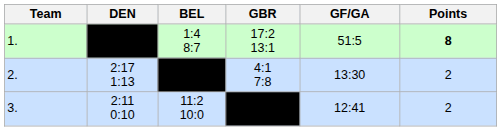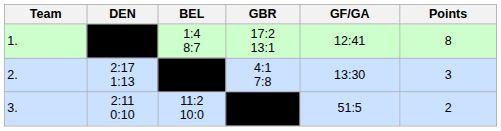(350, 41) 51:5 -> (350, 41) 12:41
(448, 41) bold -> (448, 41) normal
(448, 75) 2 -> (448, 75) 3
(350, 108) 12:41 -> (350, 108) 51:5
